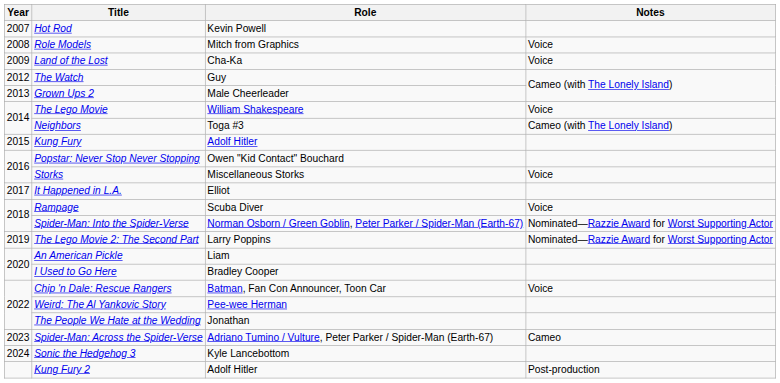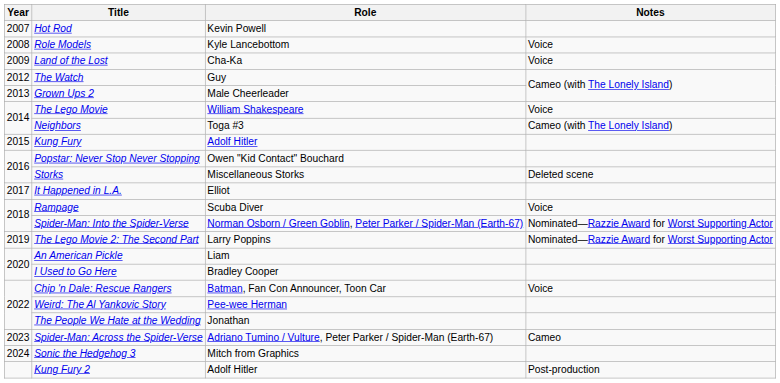(253, 45) Mitch from Graphics -> (248, 45) Kyle Lancebottom
(540, 175) Voice -> (561, 175) Deleted scene
(248, 353) Kyle Lancebottom -> (253, 353) Mitch from Graphics
